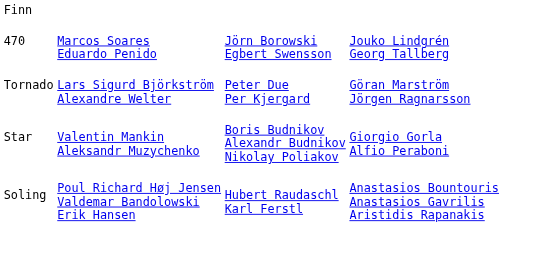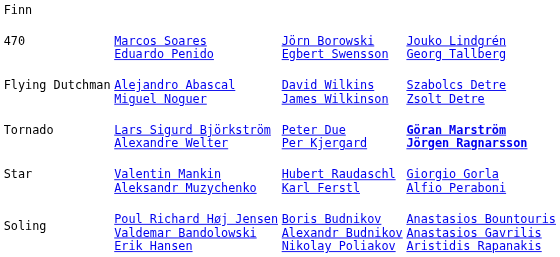+ row: (57, 85)
(410, 92) normal -> (467, 137) bold
(285, 143) Boris Budnikov Alexandr Budnikov Nikolay Poliakov -> (339, 181) Hubert Raudaschl Karl Ferstl
(282, 202) Hubert Raudaschl Karl Ferstl -> (342, 233) Boris Budnikov Alexandr Budnikov Nikolay Poliakov
